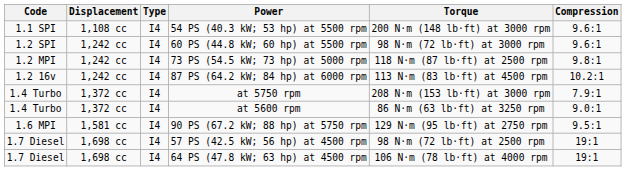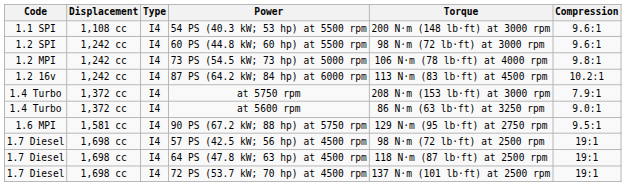(461, 61) 118 N·m (87 lb·ft) at 2500 rpm -> (461, 61) 106 N·m (78 lb·ft) at 4000 rpm
(461, 157) 106 N·m (78 lb·ft) at 4000 rpm -> (461, 157) 118 N·m (87 lb·ft) at 2500 rpm
+ row: (269, 173)
